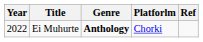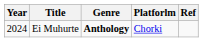(17, 28) 2022 -> (17, 28) 2024
